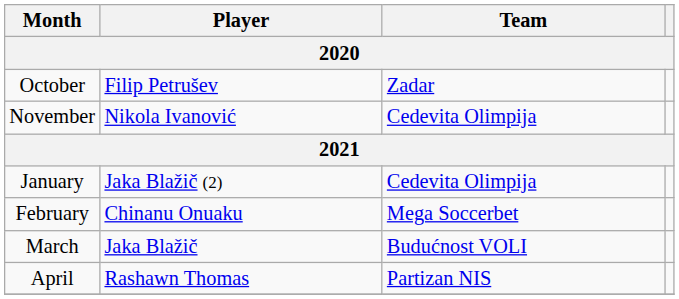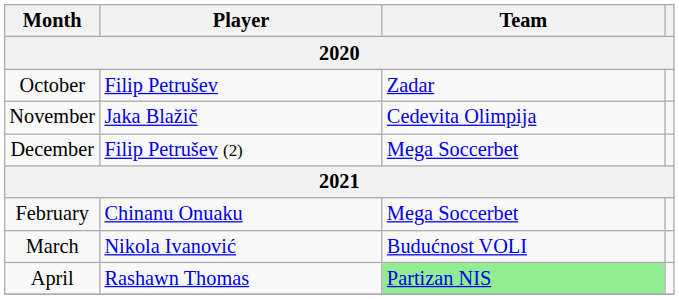(170, 117) Nikola Ivanović -> (151, 117) Jaka Blažič
+ row: (52, 149)
- row: (52, 181)
(151, 246) Jaka Blažič -> (170, 246) Nikola Ivanović
(439, 278) no background -> (439, 278) lightgreen background
